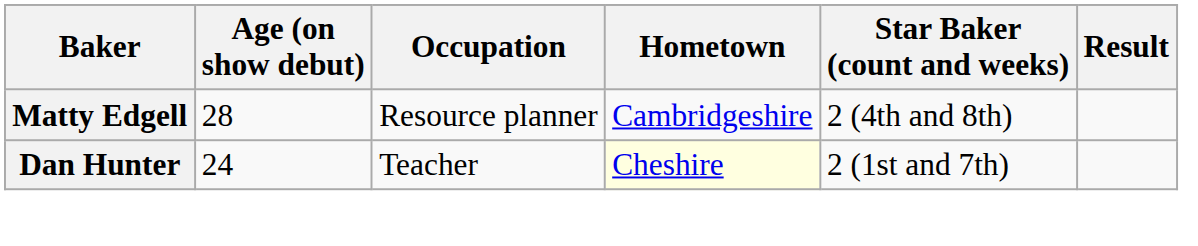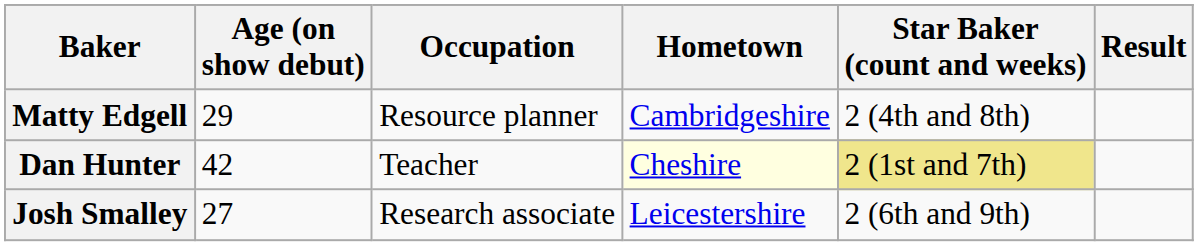(217, 114) 28 -> (217, 114) 29
(217, 164) 24 -> (217, 164) 42
(918, 164) no background -> (935, 164) khaki background
+ row: (100, 213)
